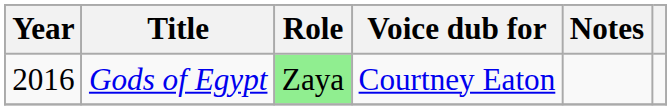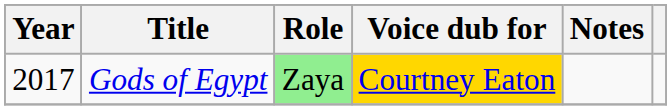(43, 78) 2016 -> (43, 78) 2017
(457, 78) no background -> (457, 78) gold background
